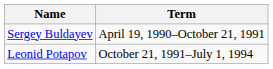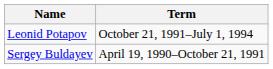rows swapped: (50, 34) <-> (47, 53)
